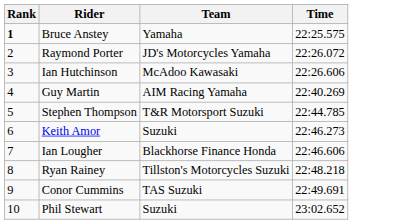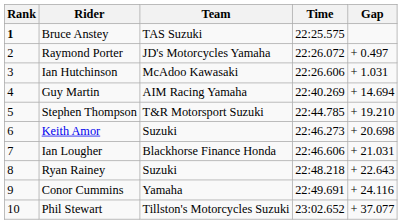+ column: (372, 14)
(163, 33) Yamaha -> (172, 33) TAS Suzuki
(216, 170) Tillston's Motorcycles Suzuki -> (160, 170) Suzuki
(172, 190) TAS Suzuki -> (163, 190) Yamaha
(160, 209) Suzuki -> (216, 209) Tillston's Motorcycles Suzuki
